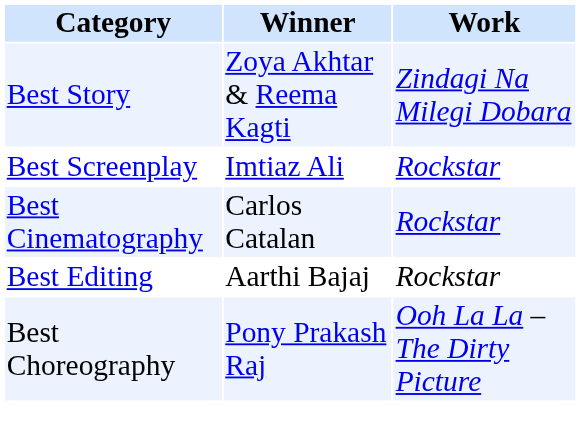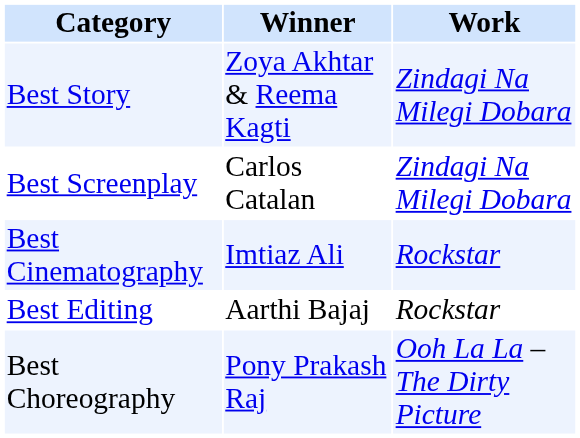(285, 166) Imtiaz Ali -> (270, 182) Carlos Catalan
(448, 166) Rockstar -> (484, 182) Zindagi Na Milegi Dobara
(270, 221) Carlos Catalan -> (285, 254) Imtiaz Ali
